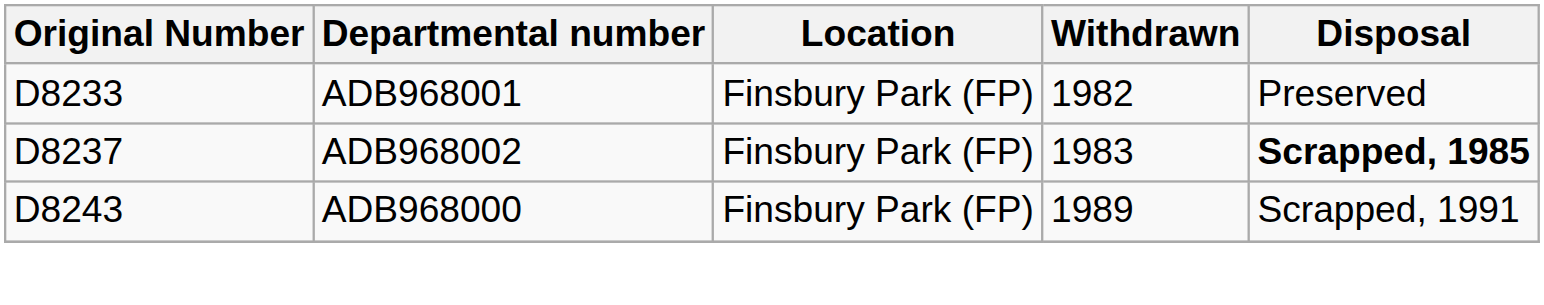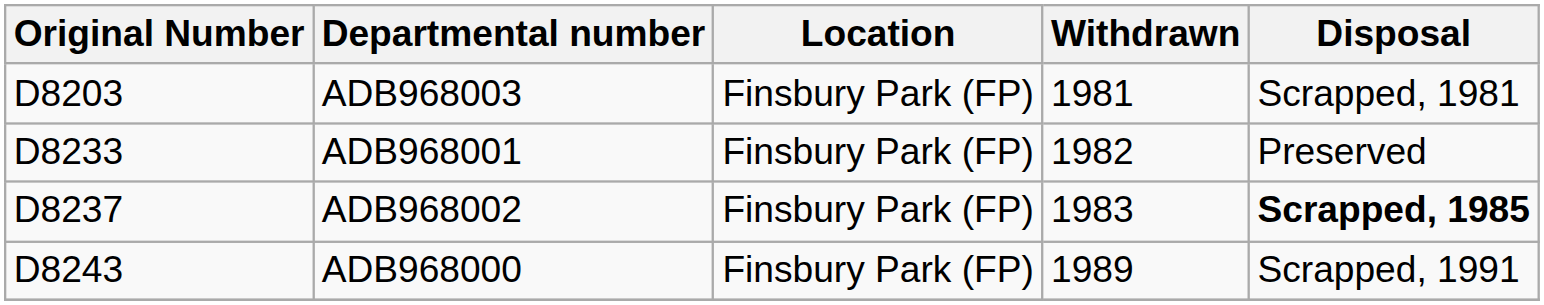+ row: (422, 92)
